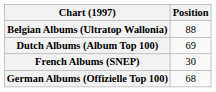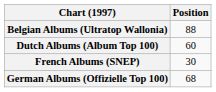(191, 45) 69 -> (191, 45) 60
